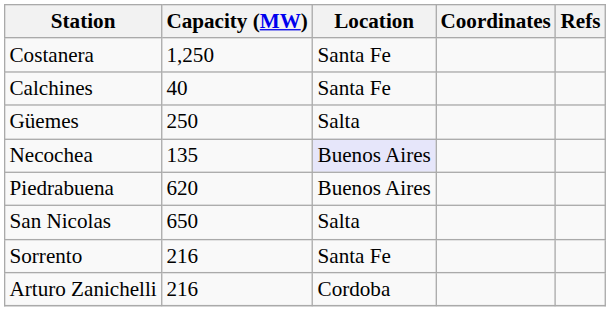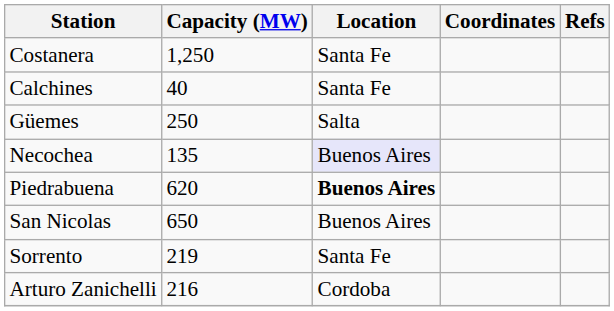(374, 188) normal -> (376, 188) bold
(339, 222) Salta -> (374, 222) Buenos Aires
(182, 255) 216 -> (182, 255) 219
